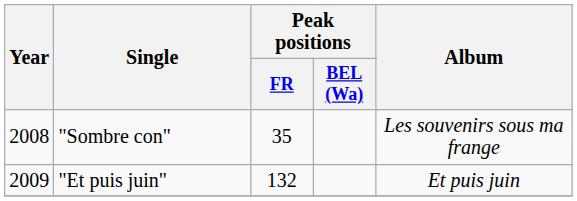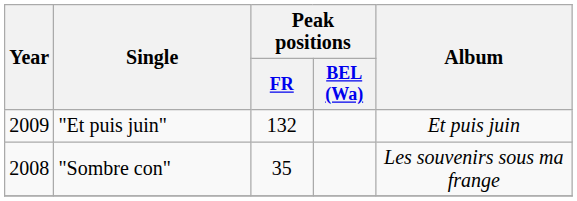rows swapped: (115, 136) <-> (113, 179)
